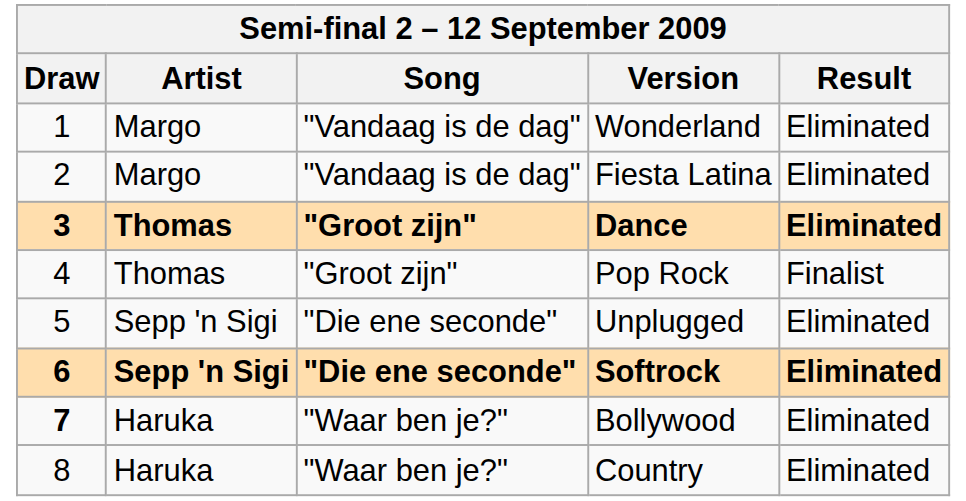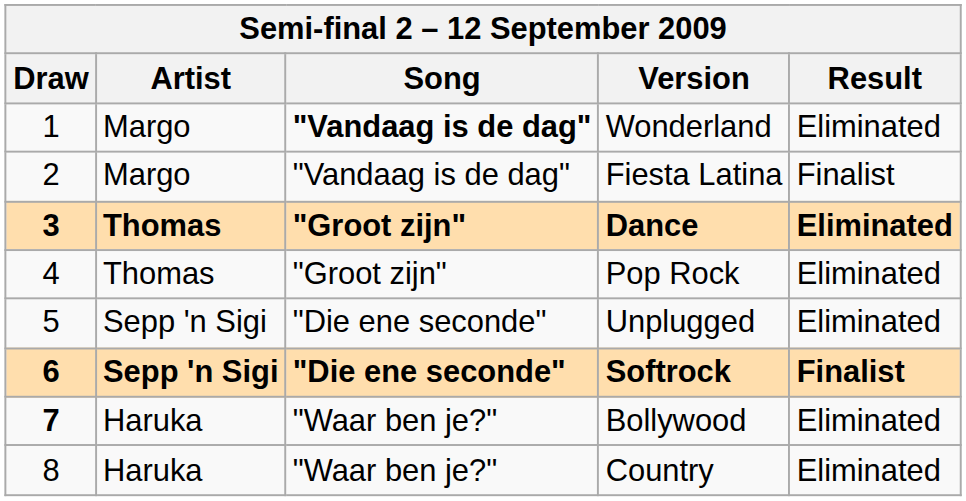(442, 126) normal -> (442, 126) bold
(858, 175) Eliminated -> (846, 175) Finalist
(835, 273) Finalist -> (869, 273) Eliminated
(864, 371) Eliminated -> (851, 371) Finalist
